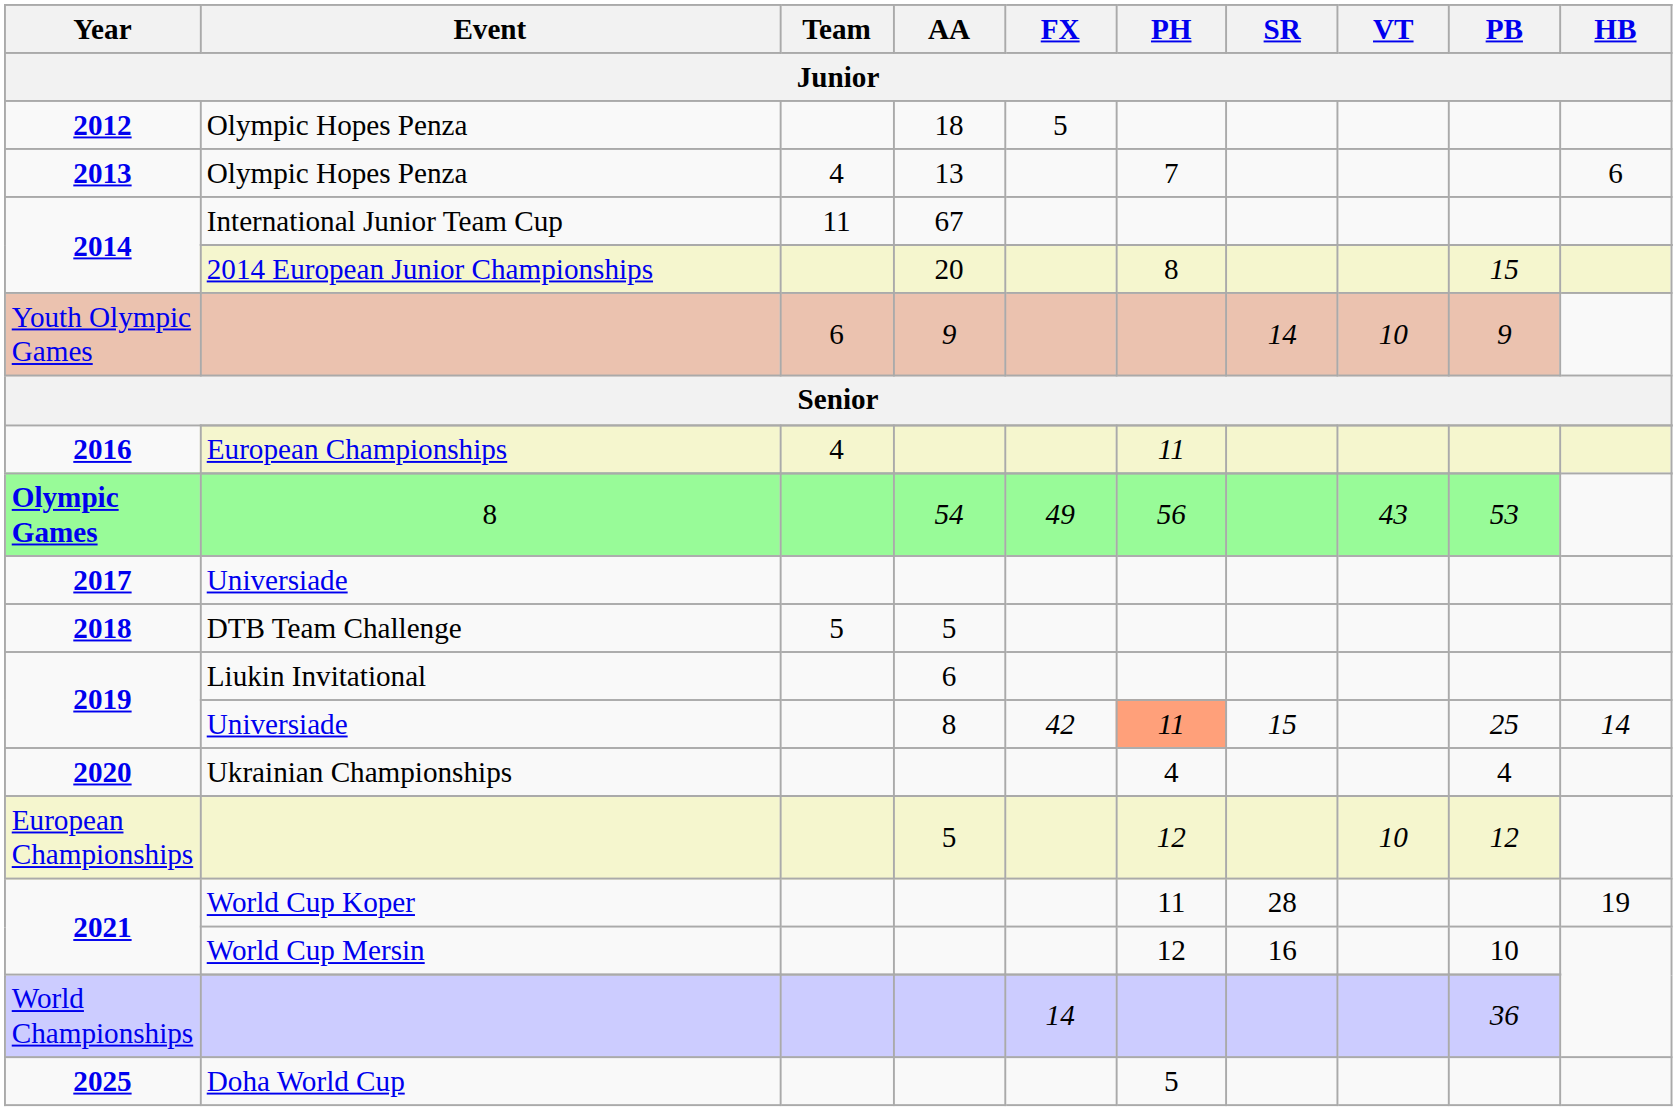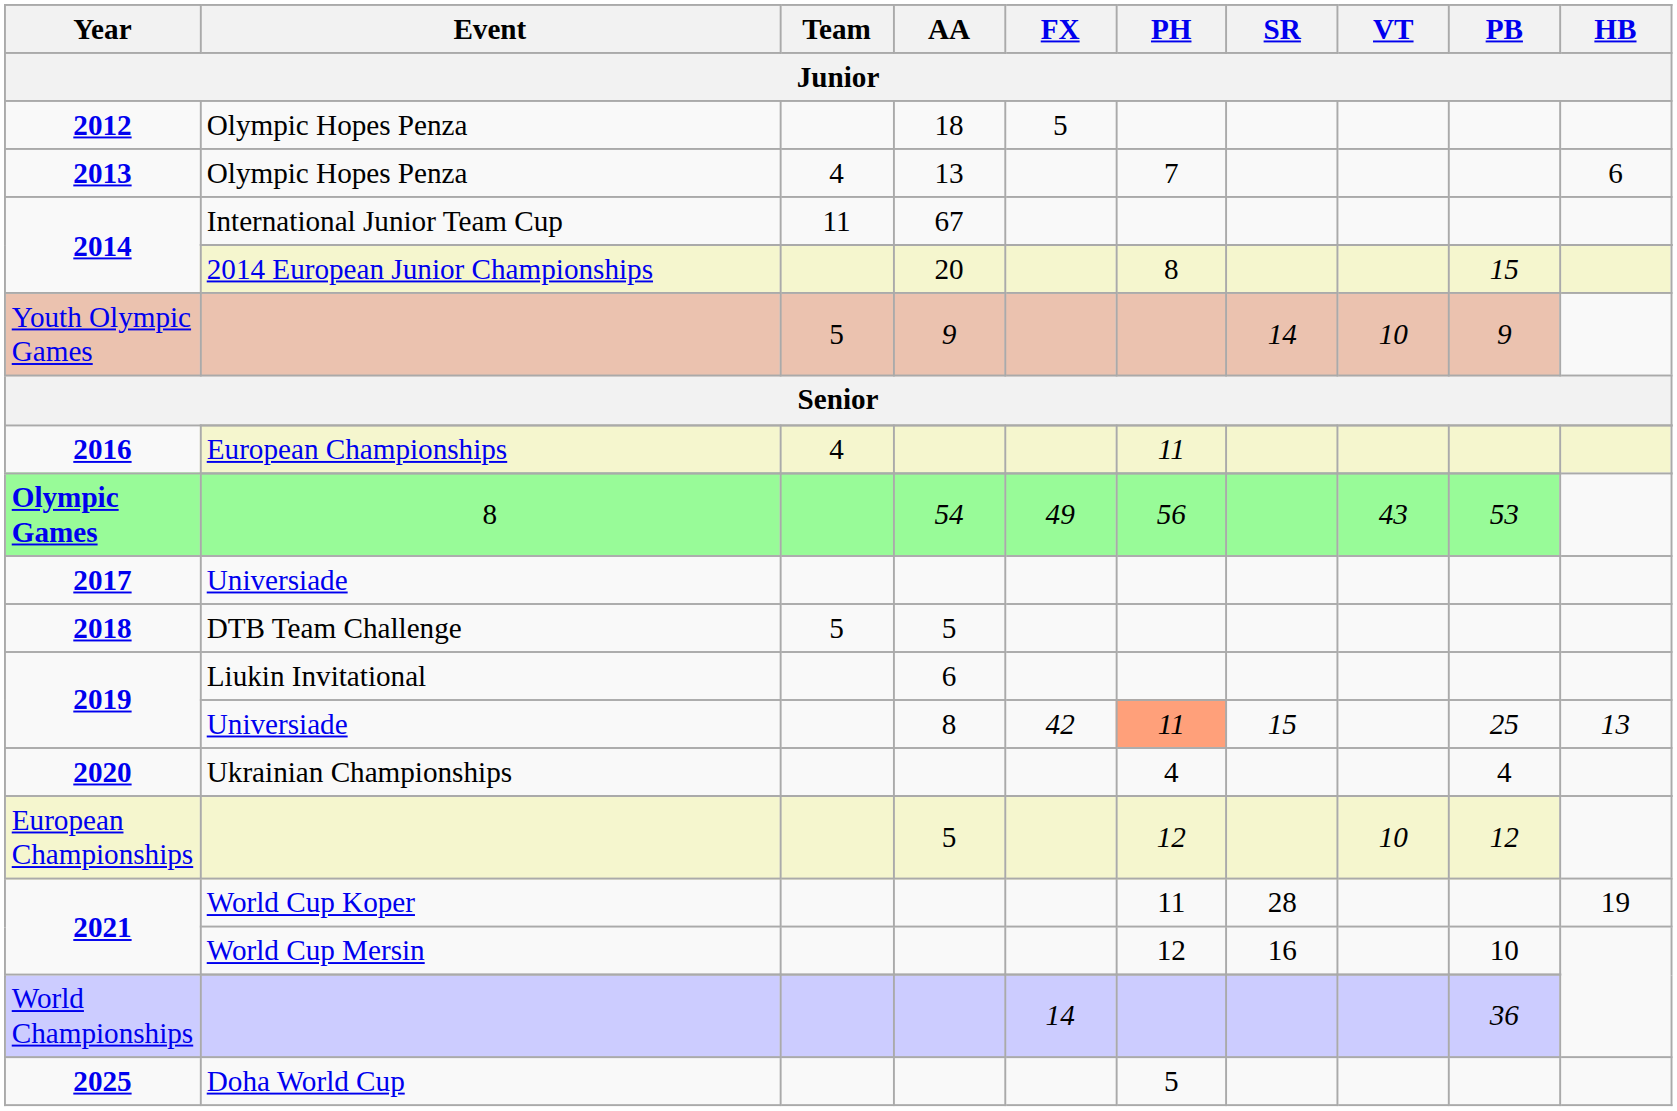(837, 334) 6 -> (837, 334) 5
(1615, 723) 14 -> (1615, 723) 13
